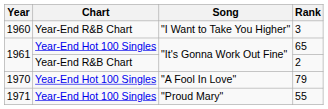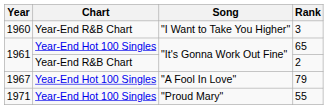(19, 79) 1970 -> (19, 79) 1967
